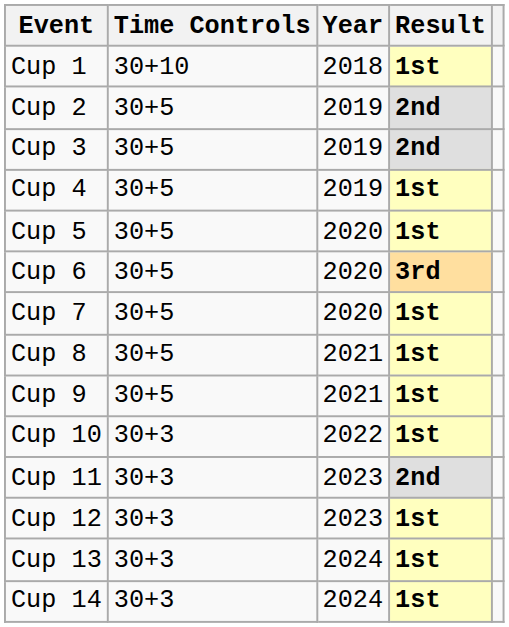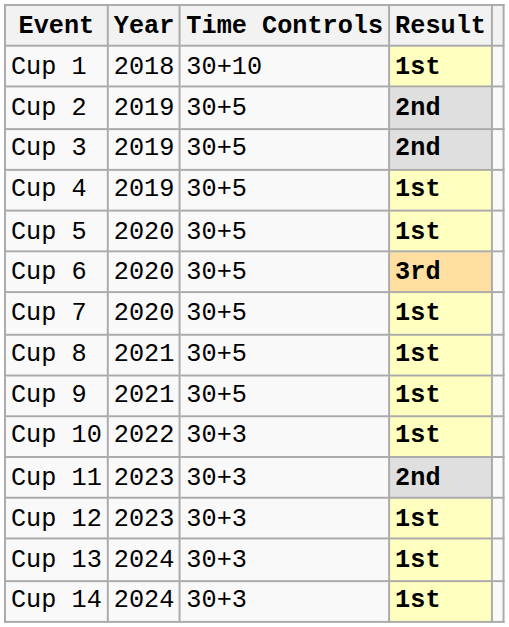columns swapped: (353, 26) <-> (212, 26)
